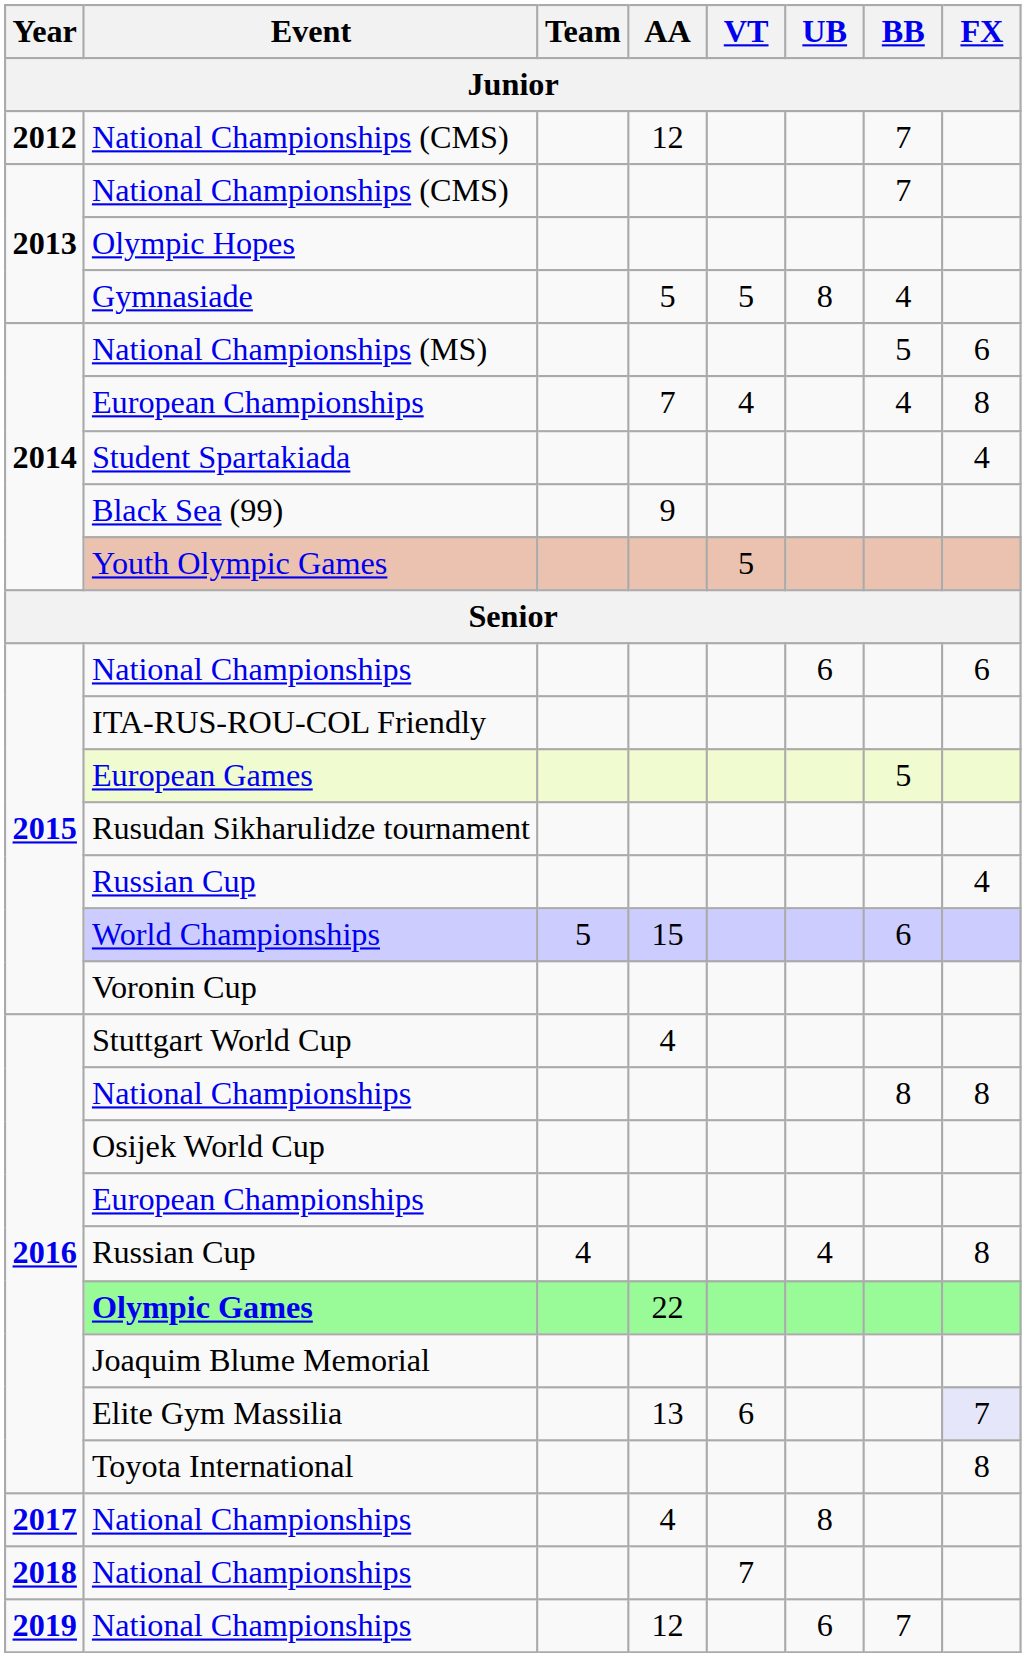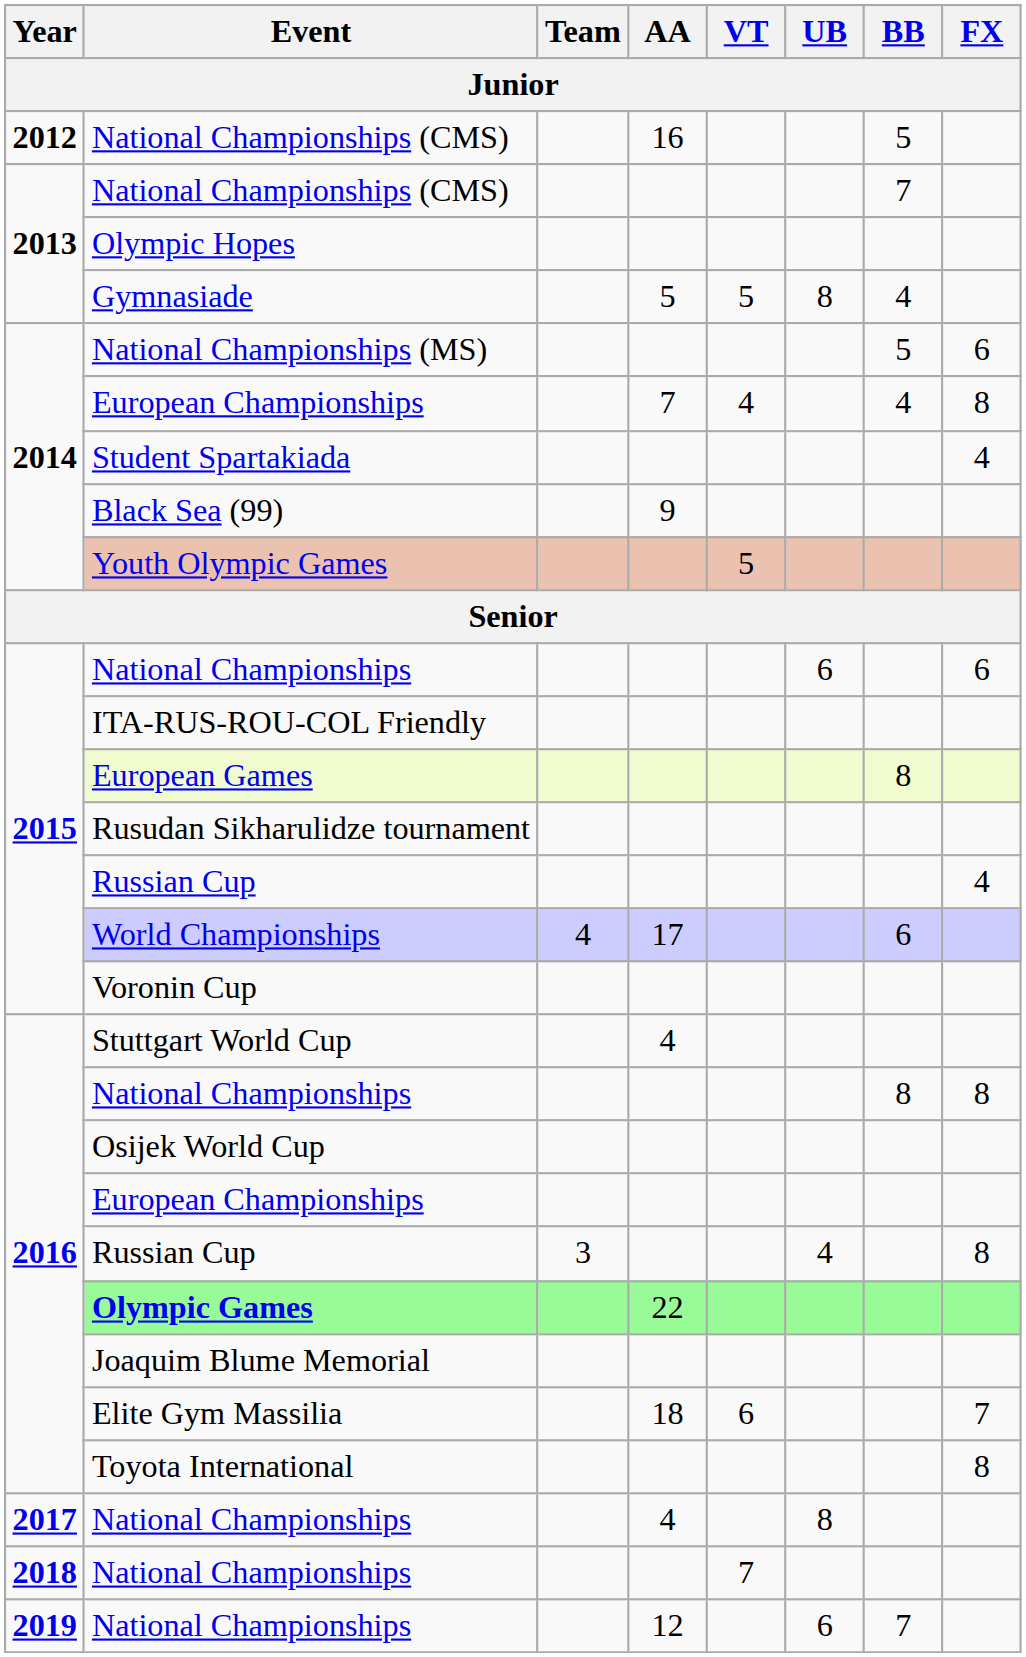(668, 137) 12 -> (668, 137) 16
(903, 137) 7 -> (903, 137) 5
(903, 775) 5 -> (903, 775) 8
(583, 934) 5 -> (583, 934) 4
(668, 934) 15 -> (668, 934) 17
(583, 1253) 4 -> (583, 1253) 3
(668, 1412) 13 -> (668, 1412) 18
(982, 1412) lavender background -> (982, 1412) no background
